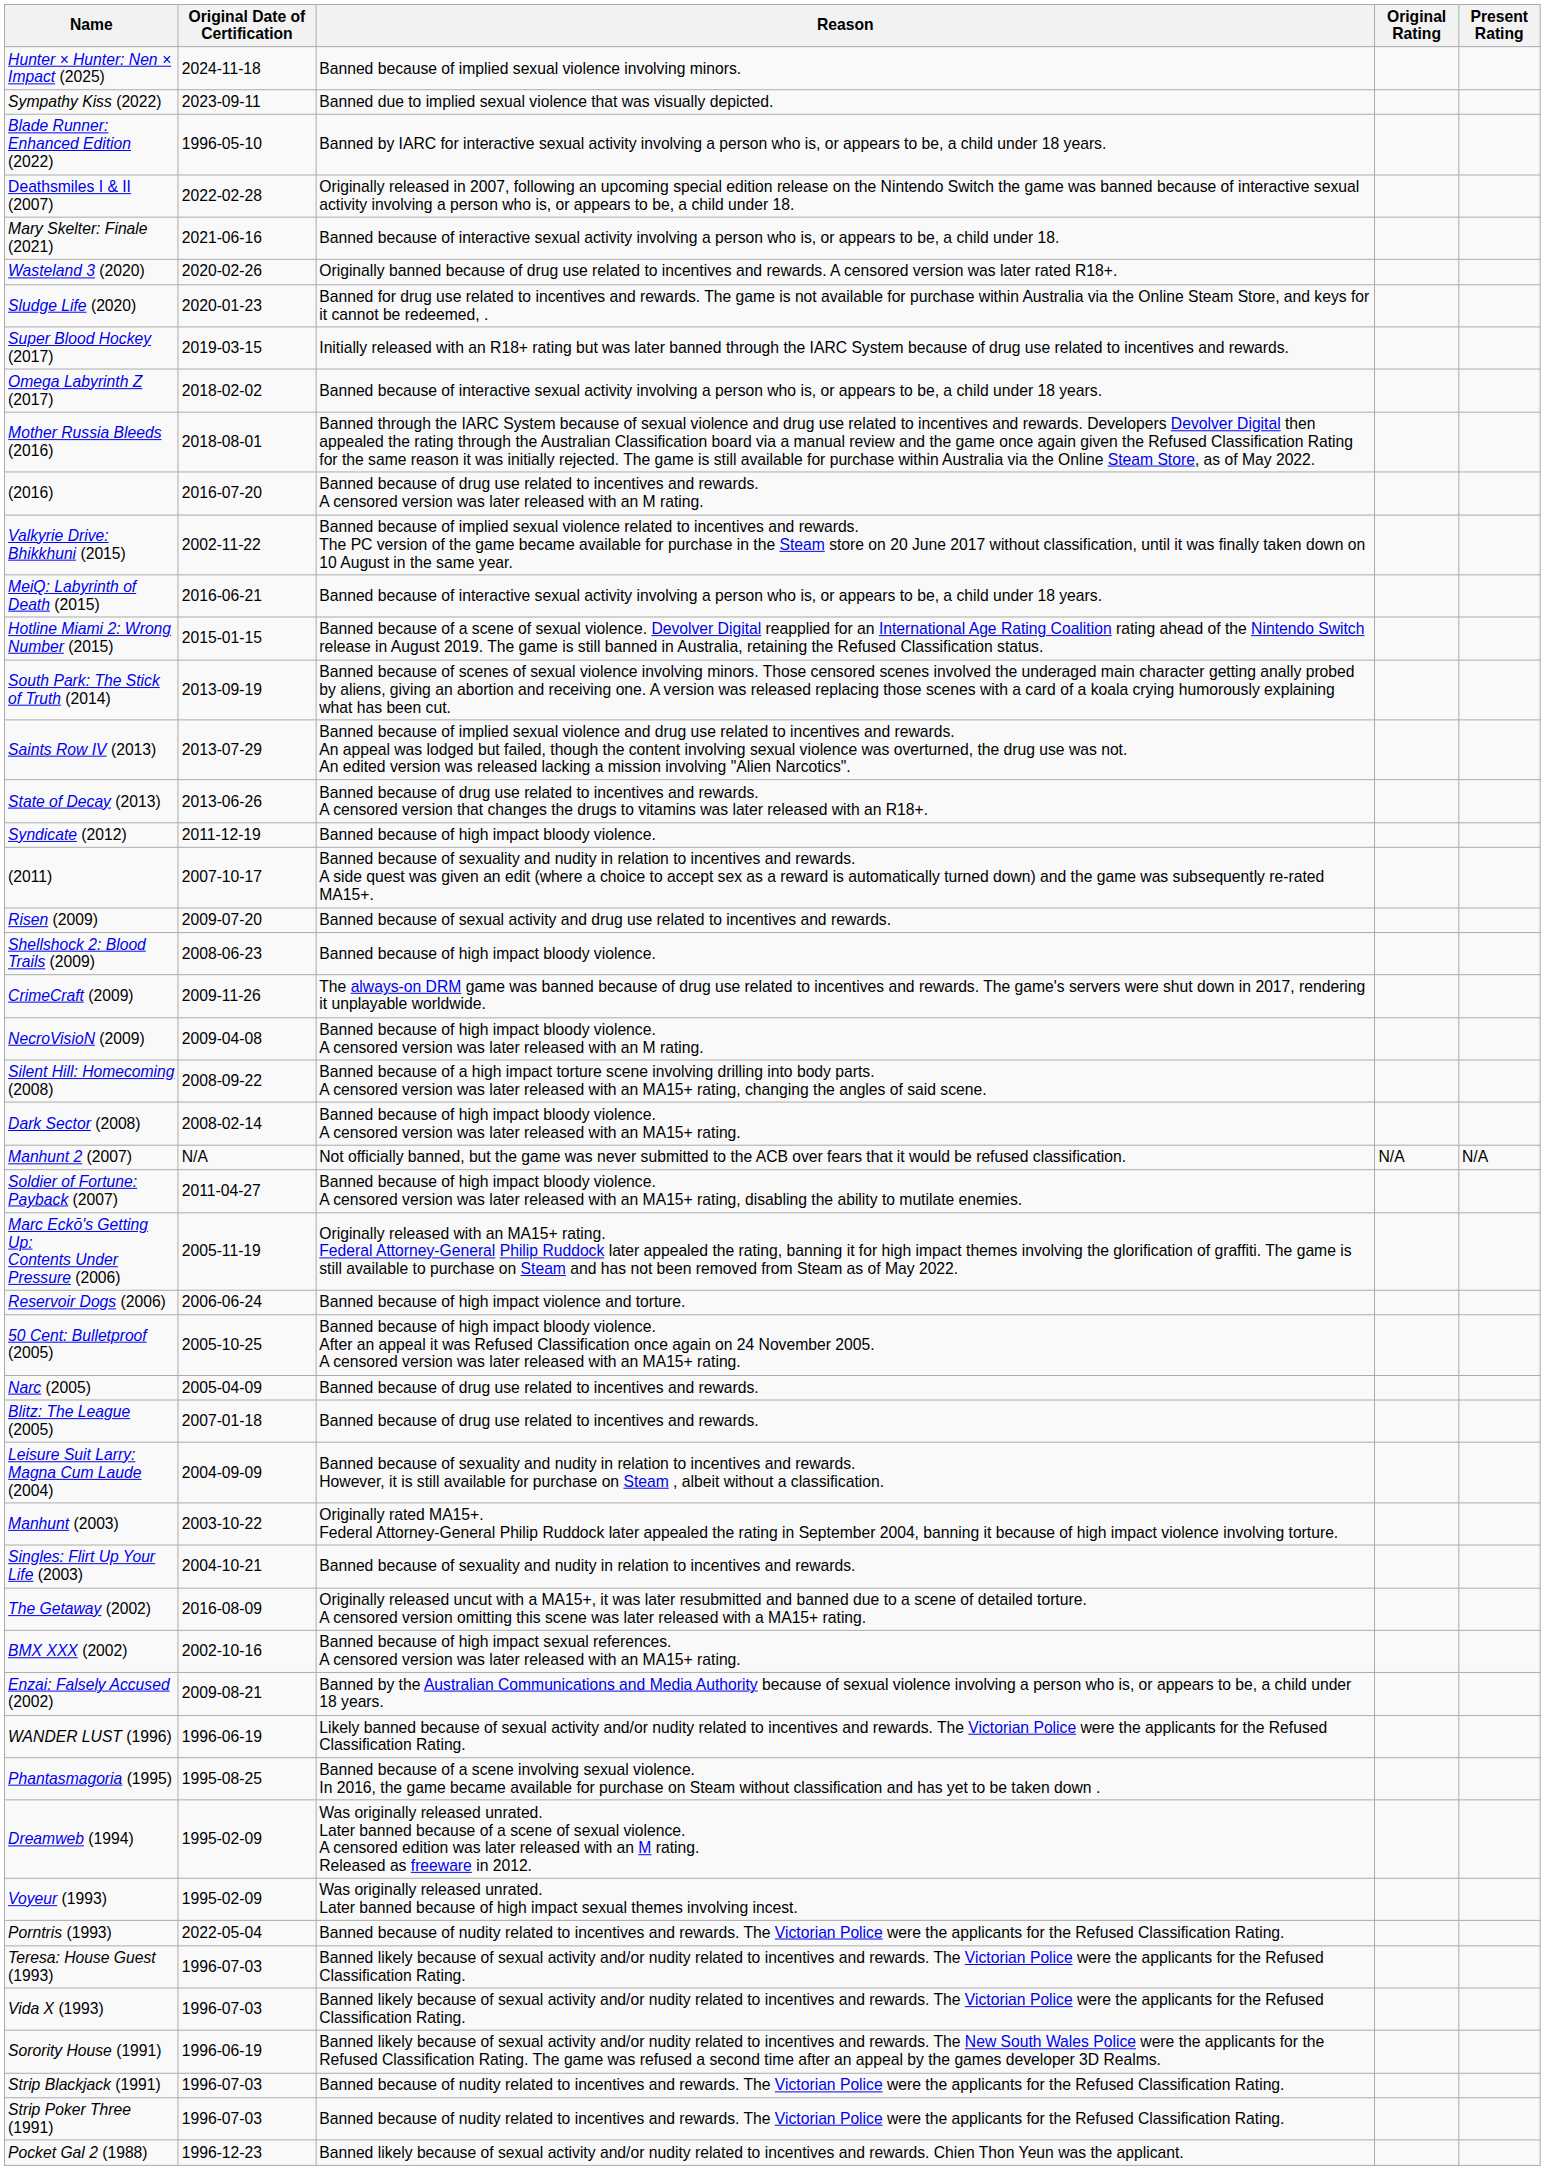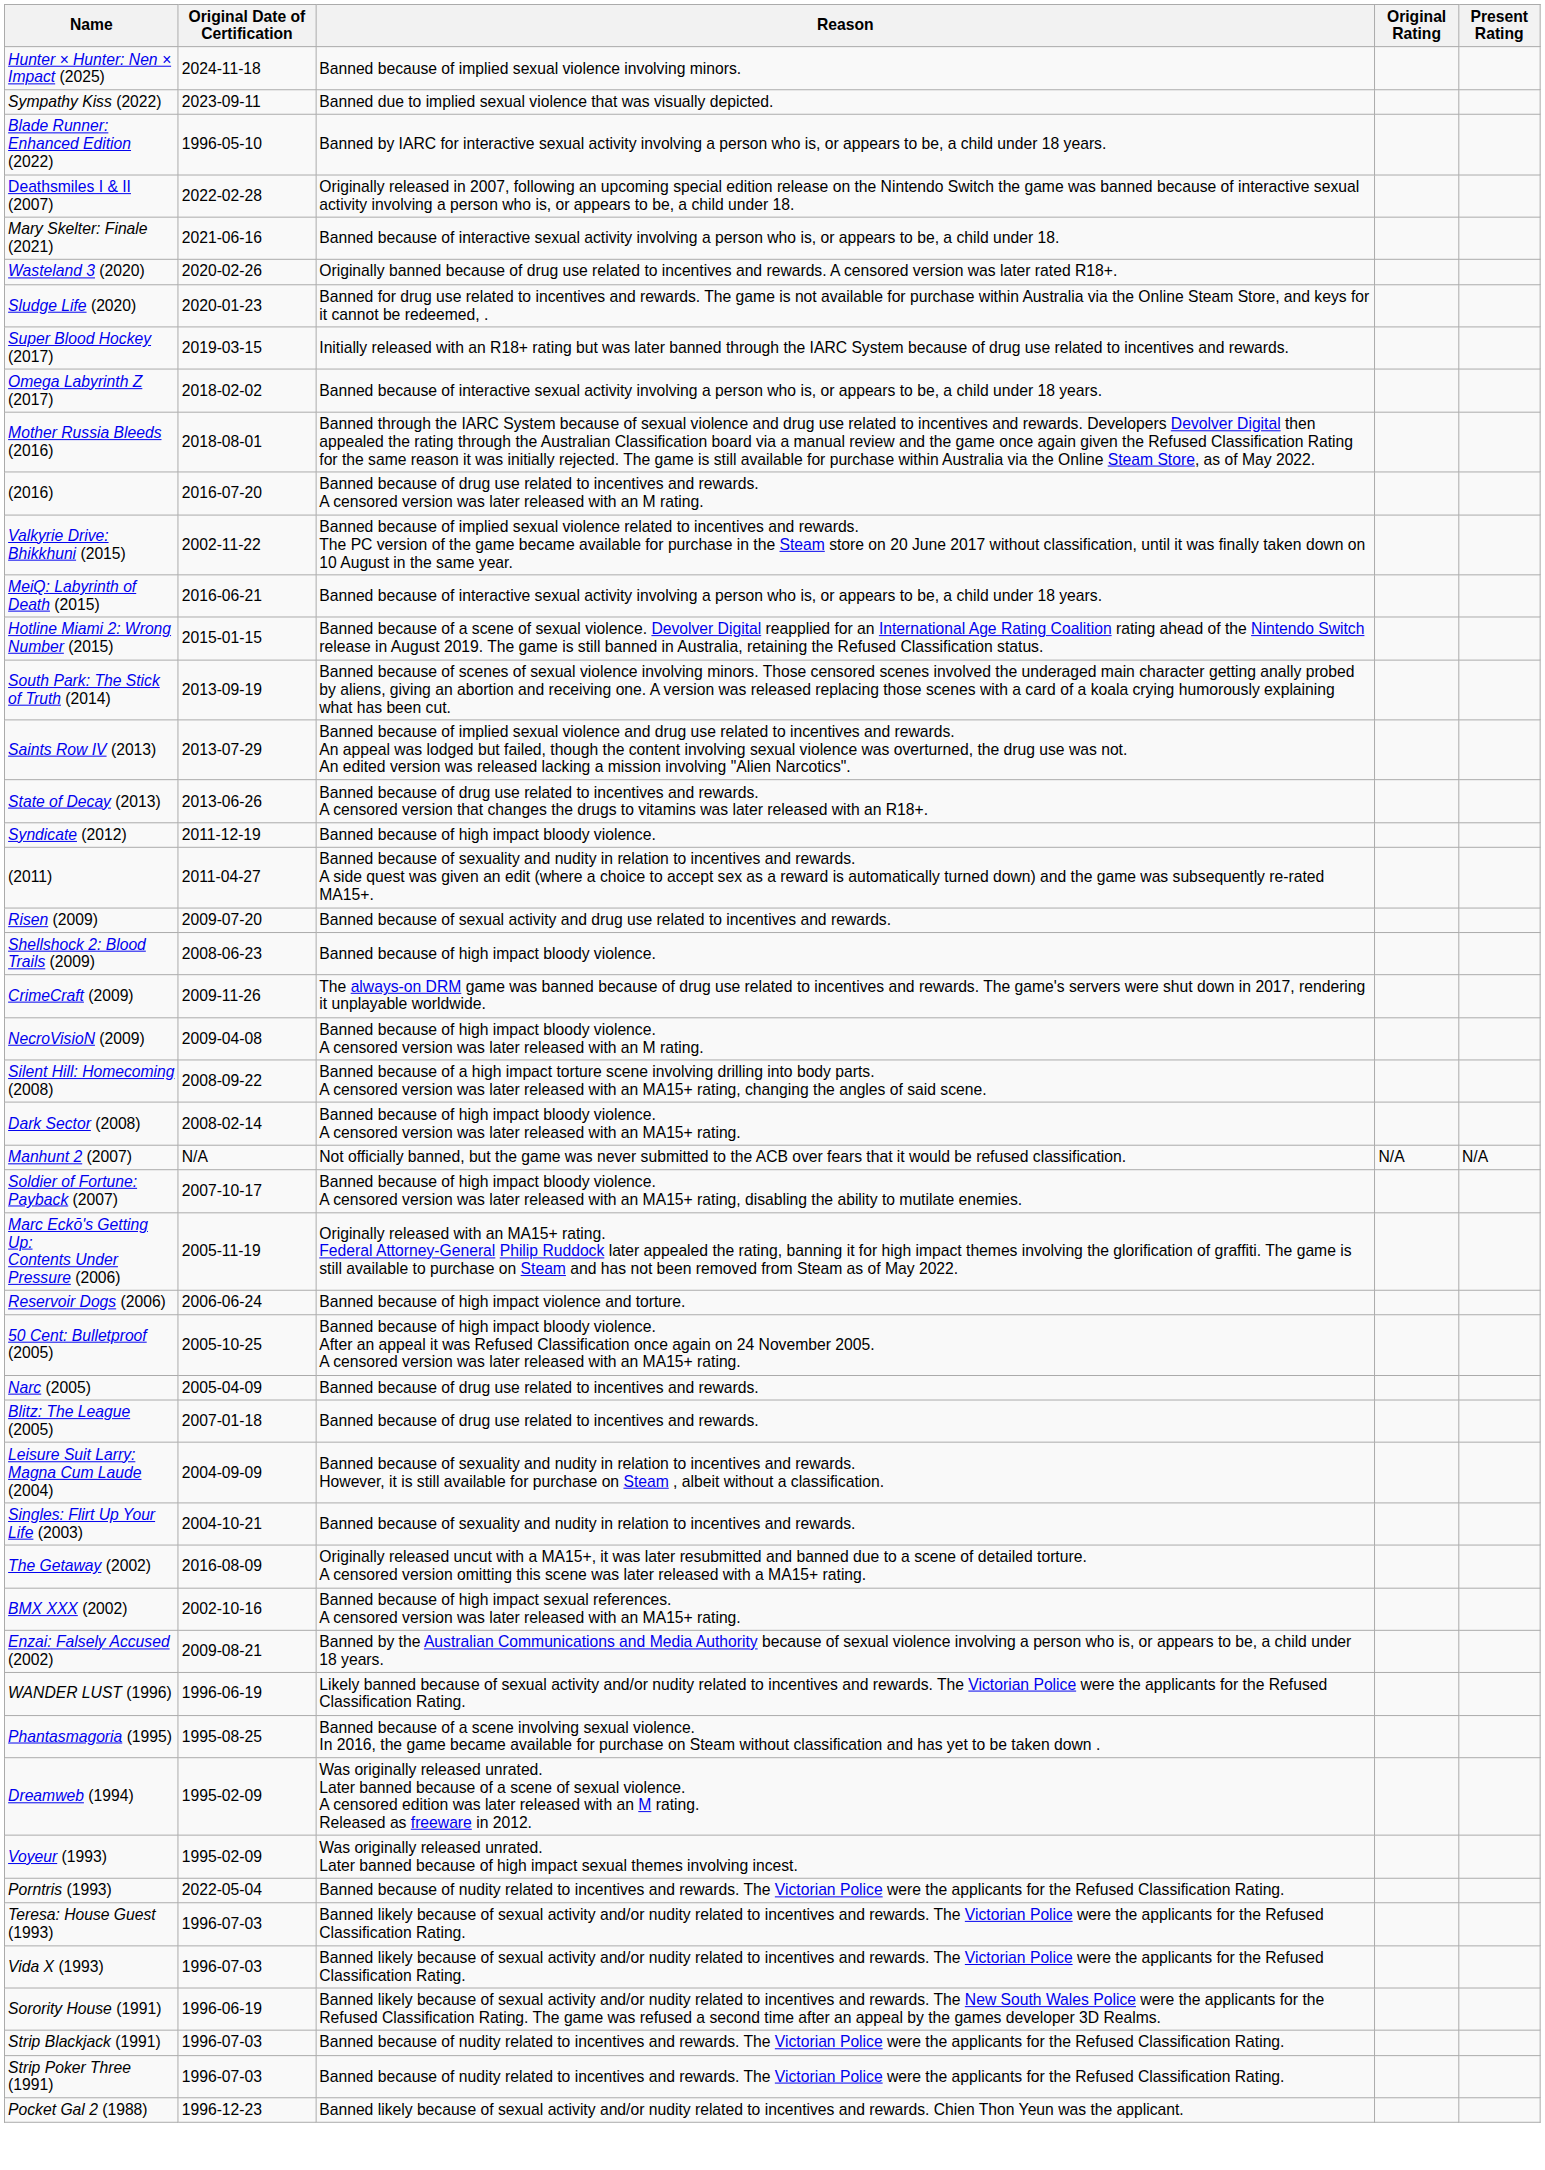(222, 877) 2007-10-17 -> (221, 877) 2011-04-27
(221, 1191) 2011-04-27 -> (222, 1191) 2007-10-17
- row: (63, 1523)
